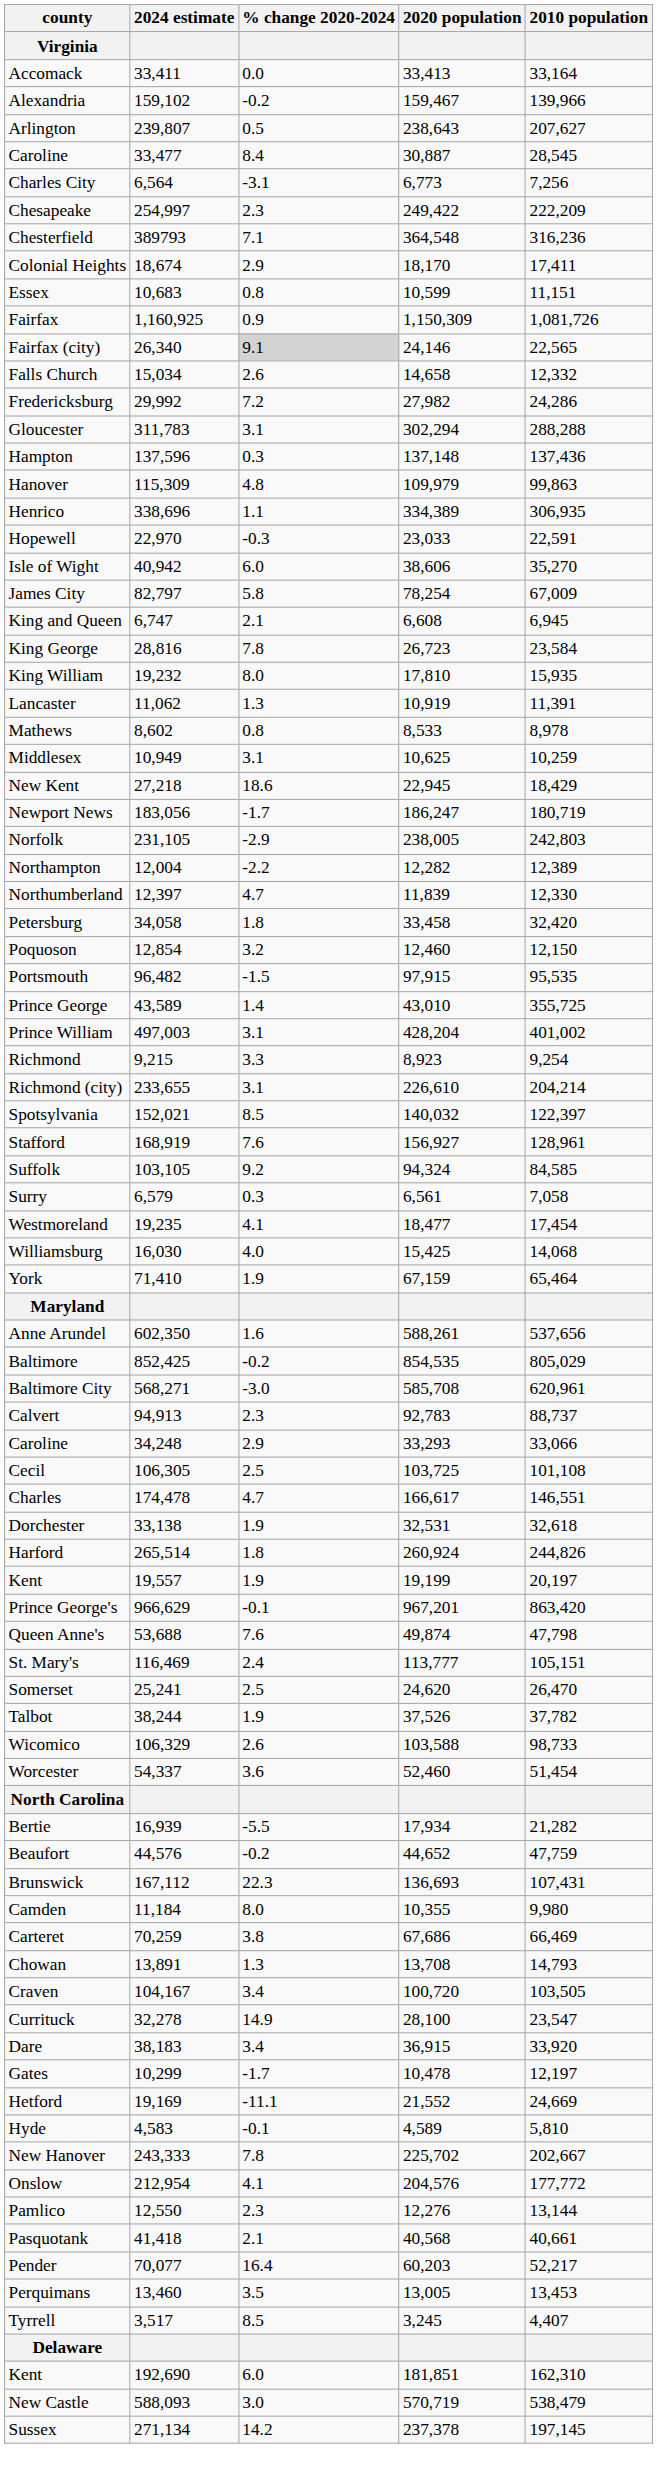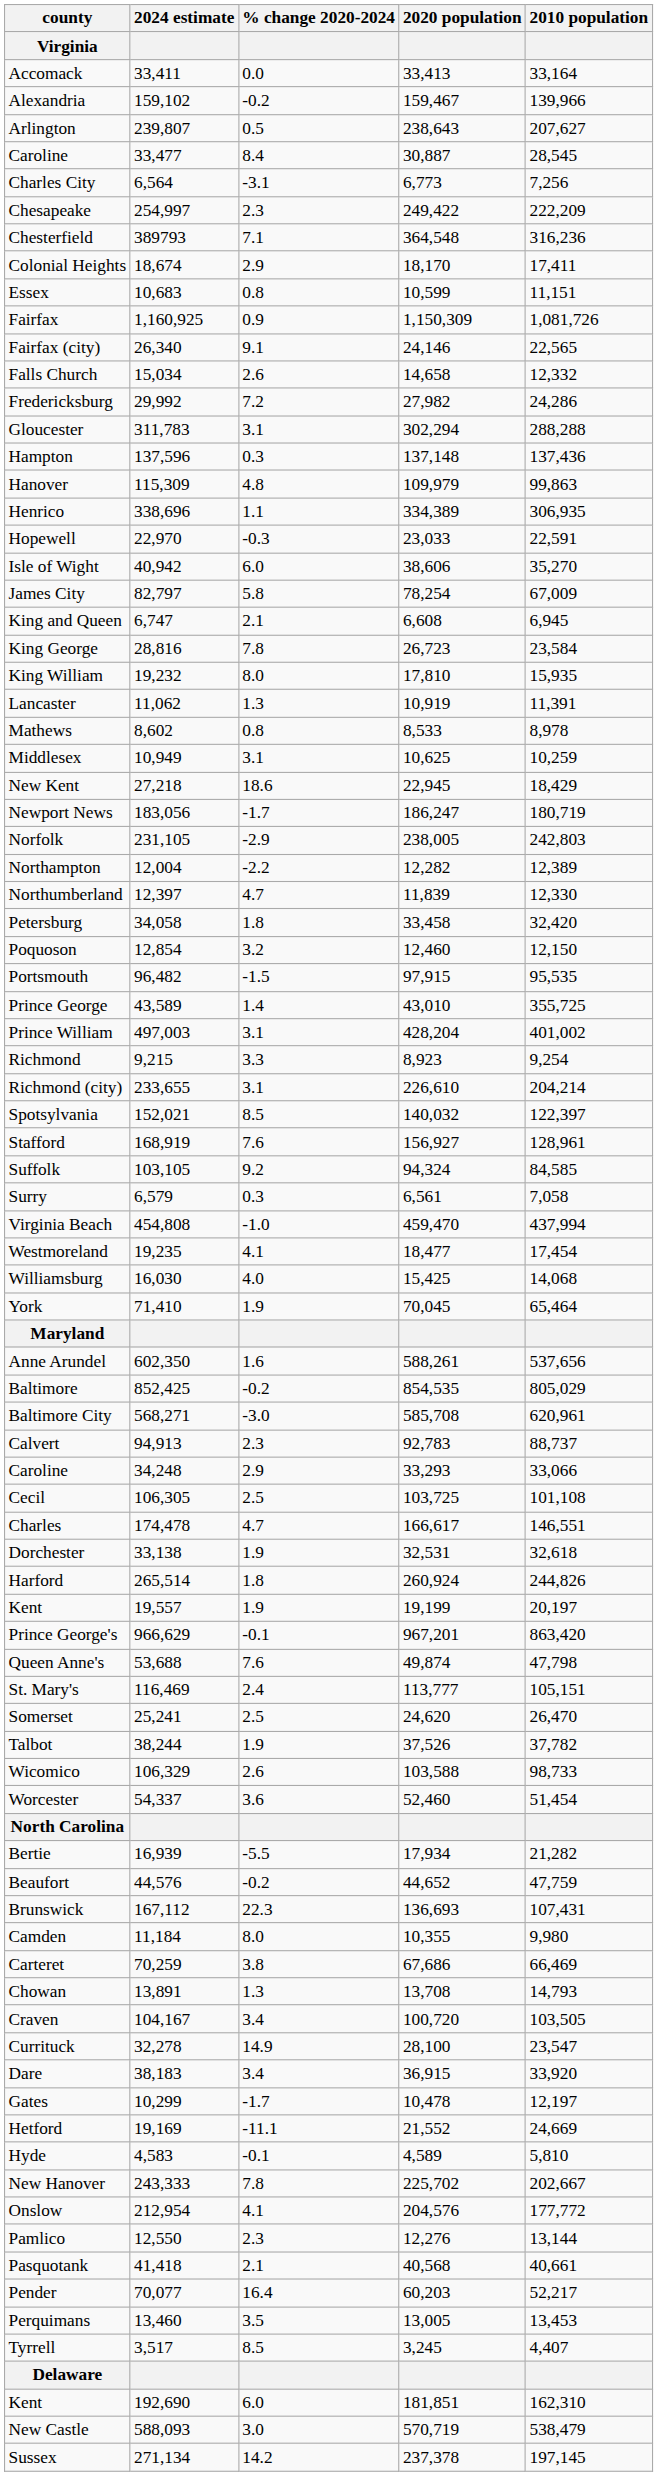(253, 347) lightgrey background -> (253, 347) no background
+ row: (60, 1224)
(427, 1278) 67,159 -> (427, 1306) 70,045
